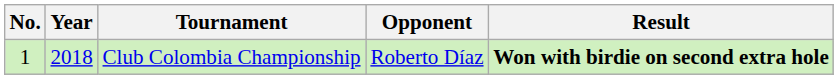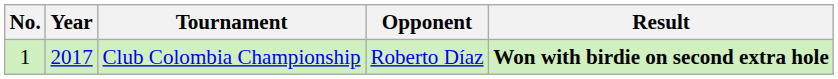(72, 56) 2018 -> (72, 56) 2017
